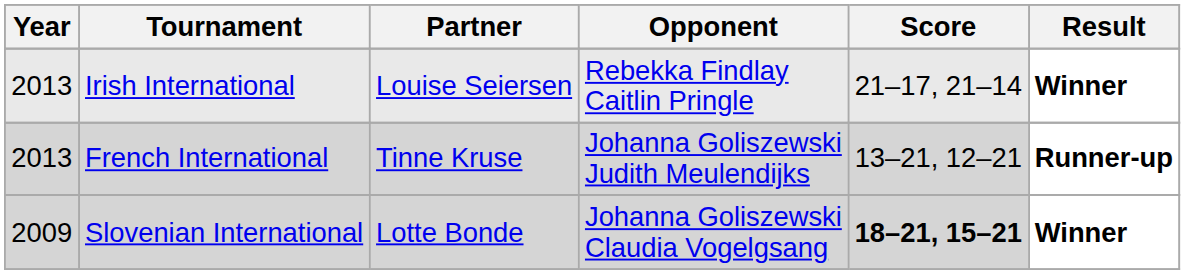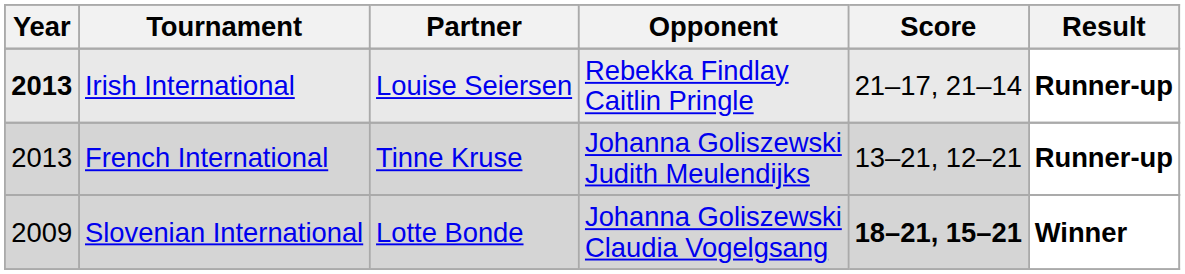(42, 85) normal -> (42, 85) bold
(1081, 85) Winner -> (1104, 85) Runner-up
